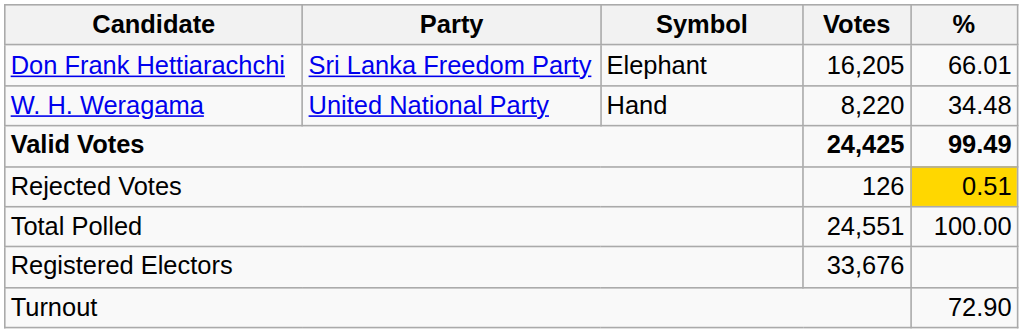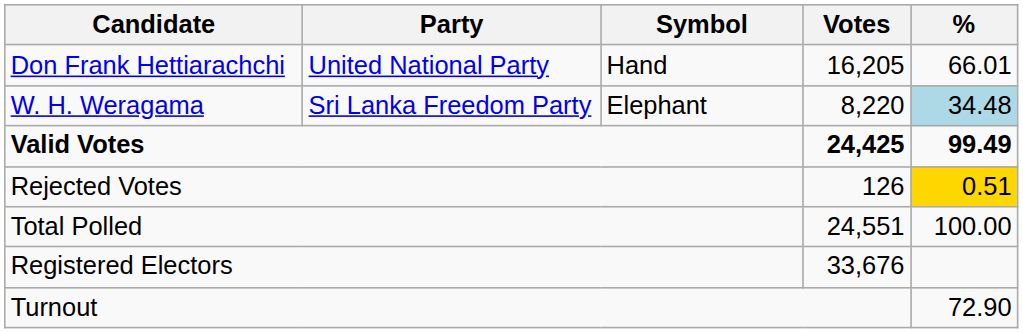(450, 65) Sri Lanka Freedom Party -> (429, 65) United National Party
(657, 65) Elephant -> (637, 65) Hand
(429, 105) United National Party -> (450, 105) Sri Lanka Freedom Party
(637, 105) Hand -> (657, 105) Elephant
(980, 105) no background -> (980, 105) lightblue background
